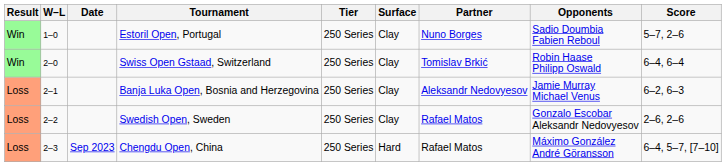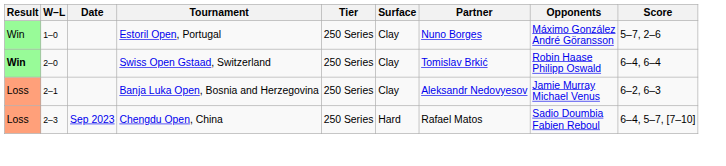(568, 35) Sadio Doumbia Fabien Reboul -> (574, 35) Máximo González André Göransson
(16, 63) normal -> (16, 63) bold
- row: (175, 119)
(574, 147) Máximo González André Göransson -> (568, 119) Sadio Doumbia Fabien Reboul
